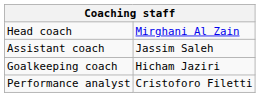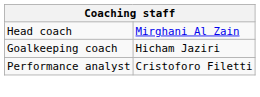- row: (56, 48)
